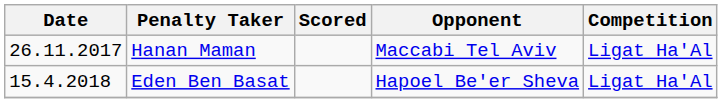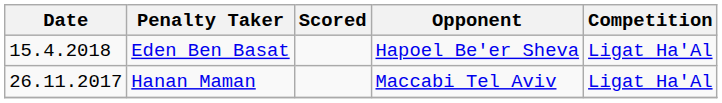rows swapped: (194, 51) <-> (210, 82)
